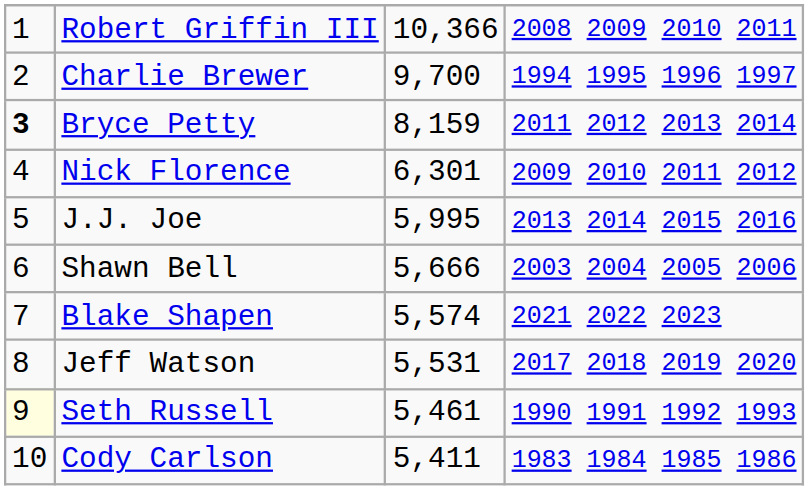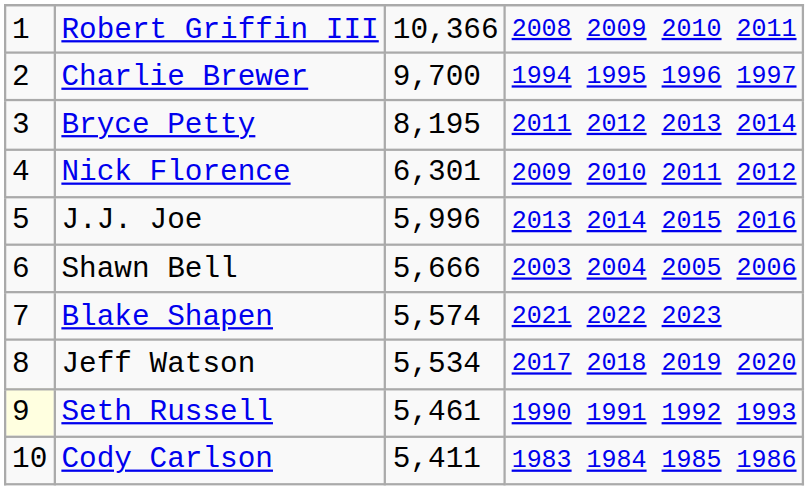(21, 125) bold -> (21, 125) normal
(437, 125) 8,159 -> (437, 125) 8,195
(437, 221) 5,995 -> (437, 221) 5,996
(437, 364) 5,531 -> (437, 364) 5,534
